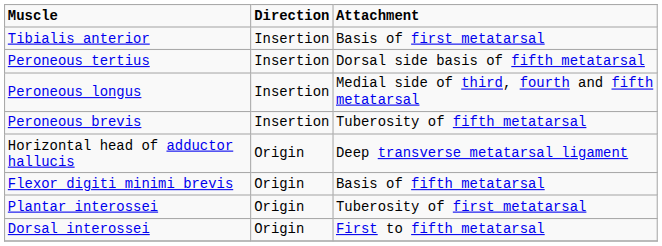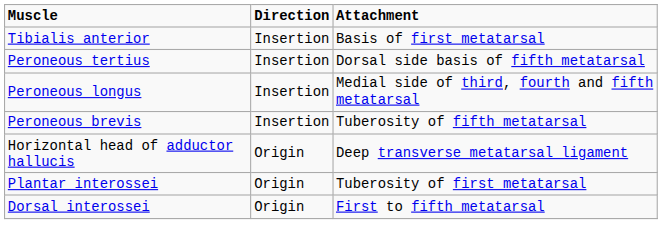- row: (121, 184)
